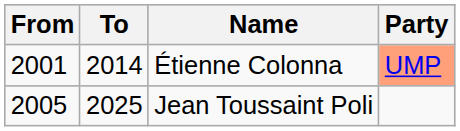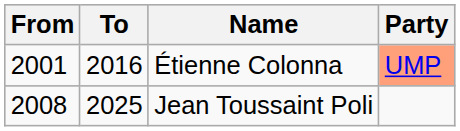(114, 65) 2014 -> (114, 65) 2016
(39, 105) 2005 -> (39, 105) 2008
